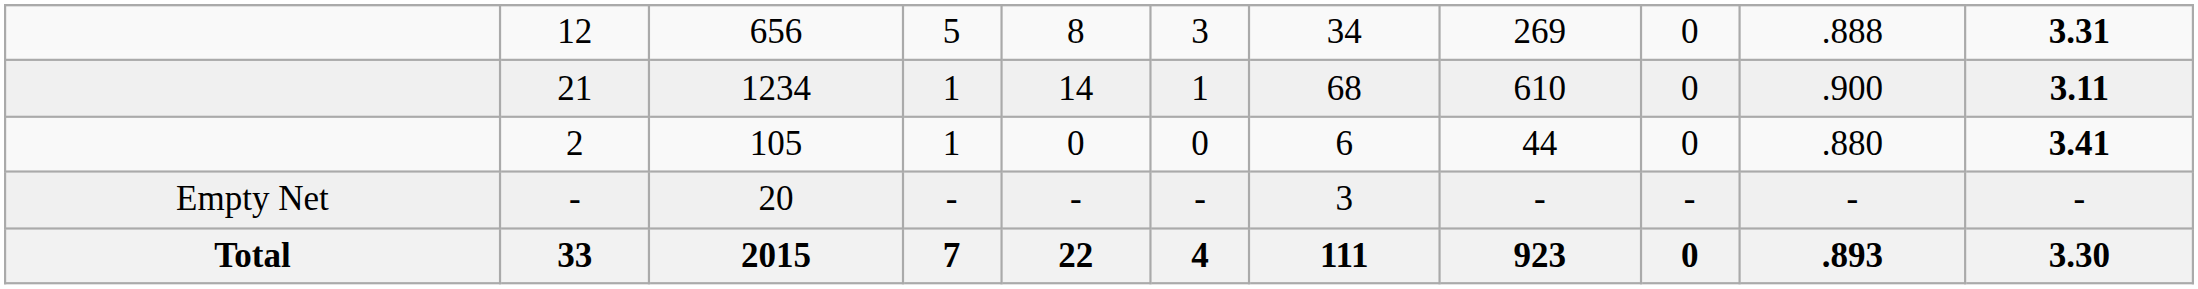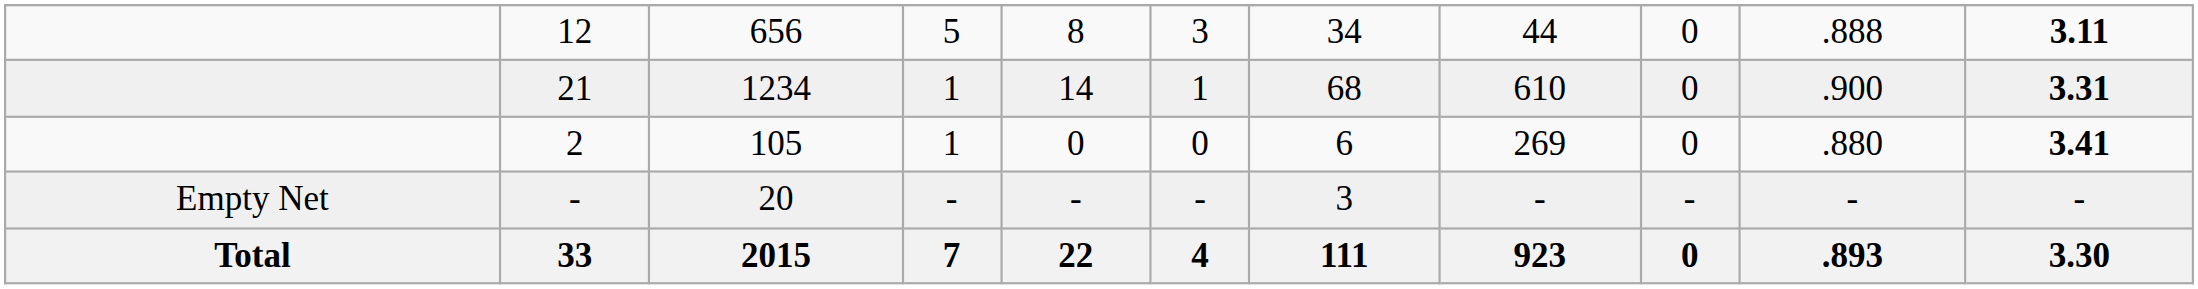(1540, 32) 269 -> (1540, 32) 44
(2079, 32) 3.31 -> (2079, 32) 3.11
(2079, 87) 3.11 -> (2079, 87) 3.31
(1540, 143) 44 -> (1540, 143) 269
